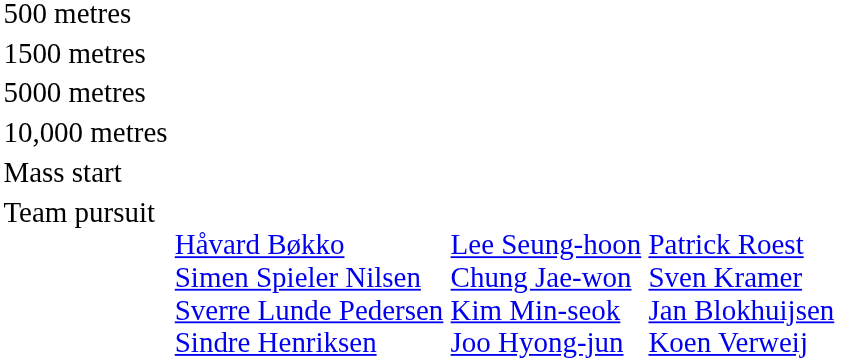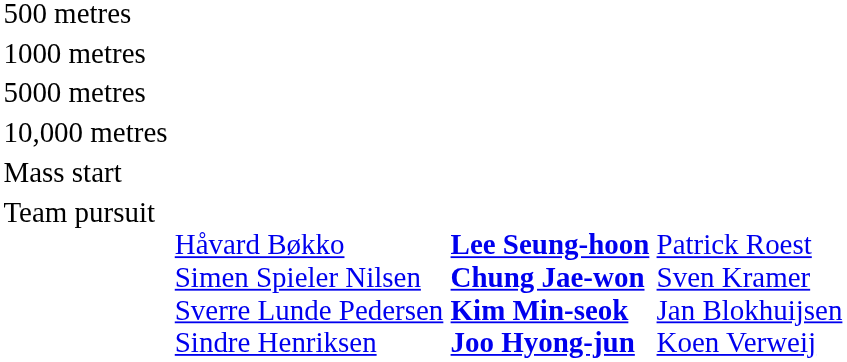+ row: (75, 53)
- row: (75, 53)
(546, 293) normal -> (550, 293) bold
